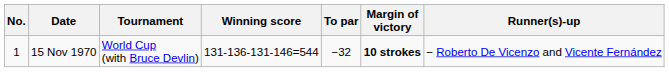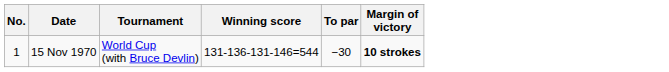- column: (544, 20)
(341, 51) −32 -> (341, 51) −30
